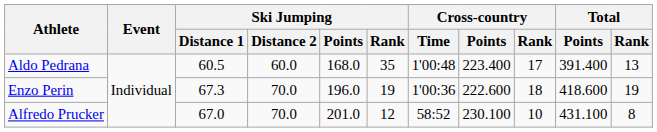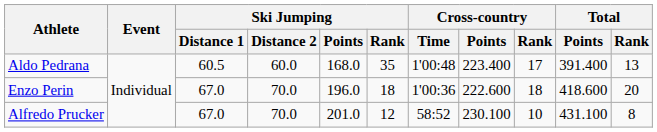(211, 90) 67.3 -> (211, 90) 67.0
(387, 90) 19 -> (387, 90) 18
(632, 90) 19 -> (632, 90) 20
